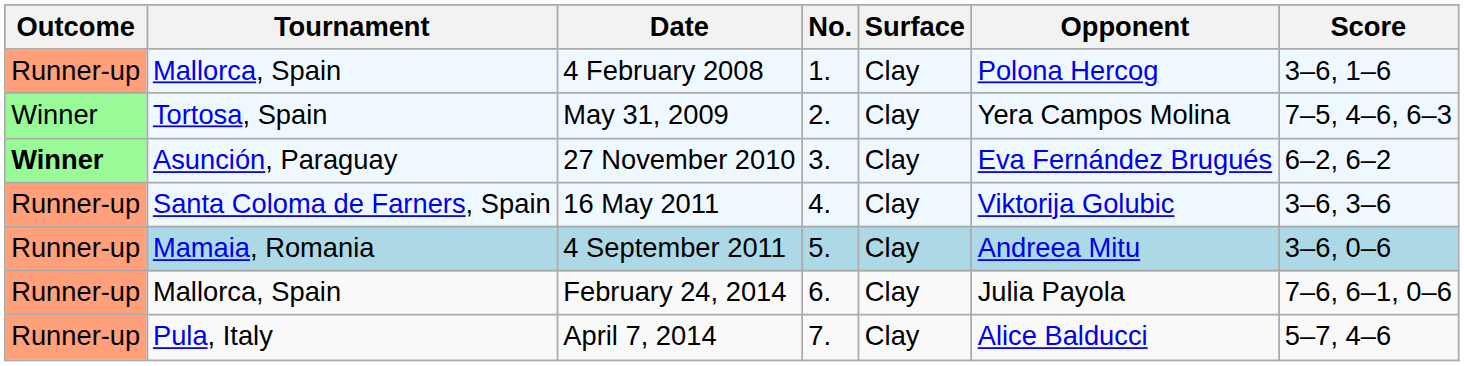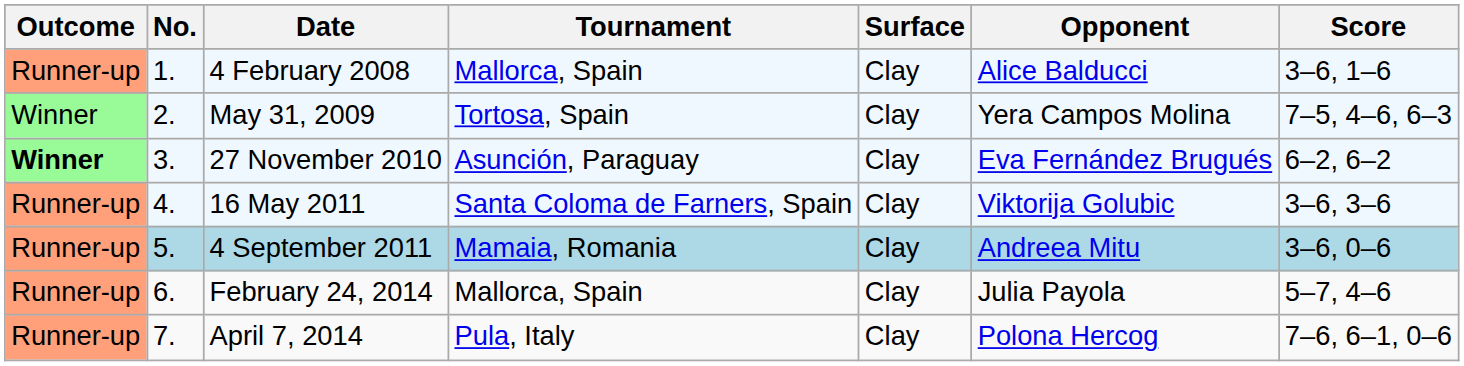columns swapped: (830, 26) <-> (352, 26)
(1068, 70) Polona Hercog -> (1063, 70) Alice Balducci
(1368, 292) 7–6, 6–1, 0–6 -> (1338, 292) 5–7, 4–6
(1063, 336) Alice Balducci -> (1068, 336) Polona Hercog
(1338, 336) 5–7, 4–6 -> (1368, 336) 7–6, 6–1, 0–6
